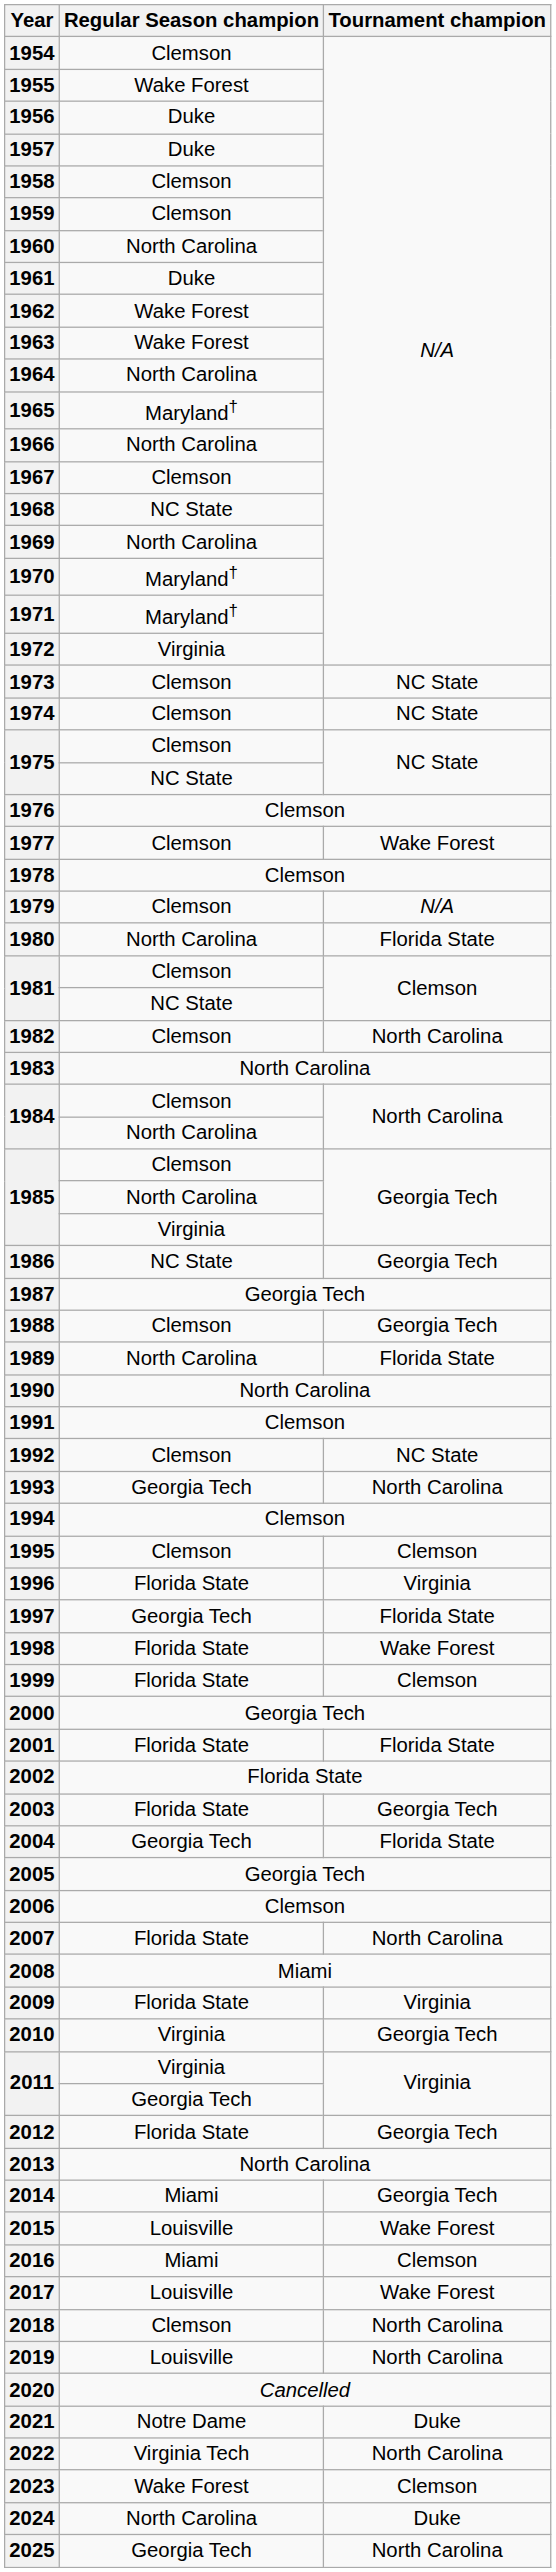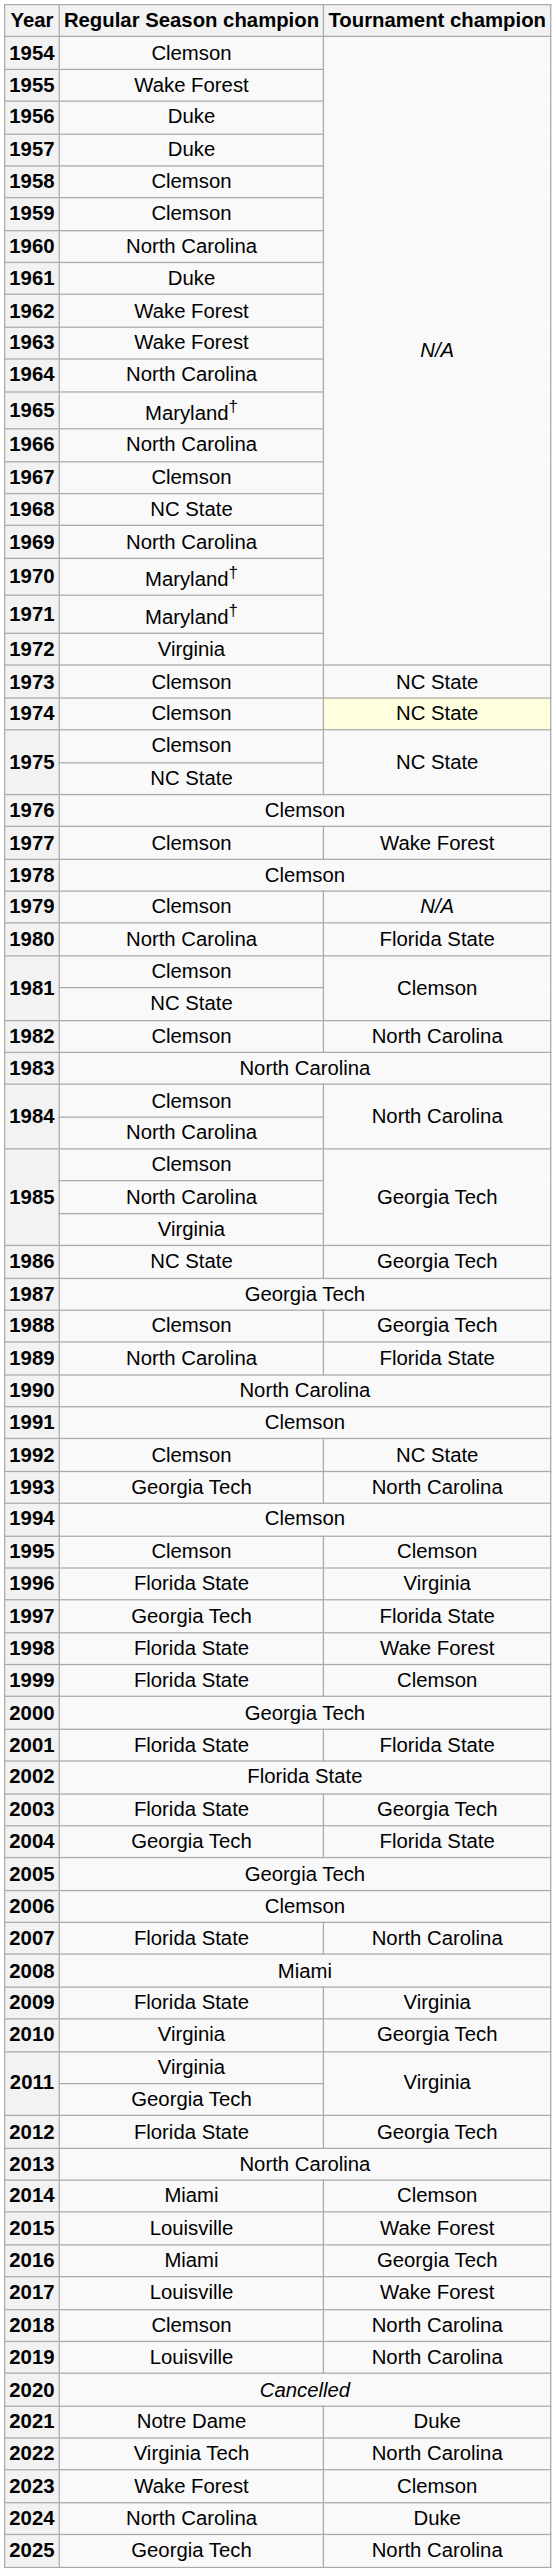(437, 713) no background -> (437, 713) lightyellow background
(437, 2196) Georgia Tech -> (437, 2196) Clemson
(437, 2260) Clemson -> (437, 2260) Georgia Tech
